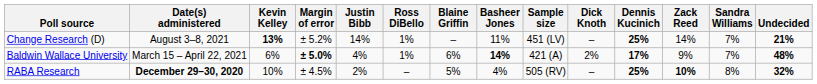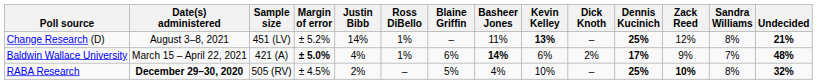columns swapped: (546, 18) <-> (273, 18)
(686, 40) 14% -> (686, 40) 12%
(732, 40) 7% -> (732, 40) 8%
